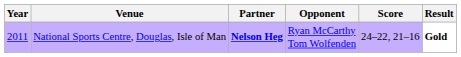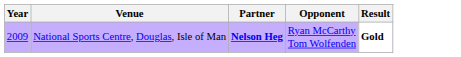- column: (390, 13)
(18, 37) 2011 -> (18, 37) 2009
